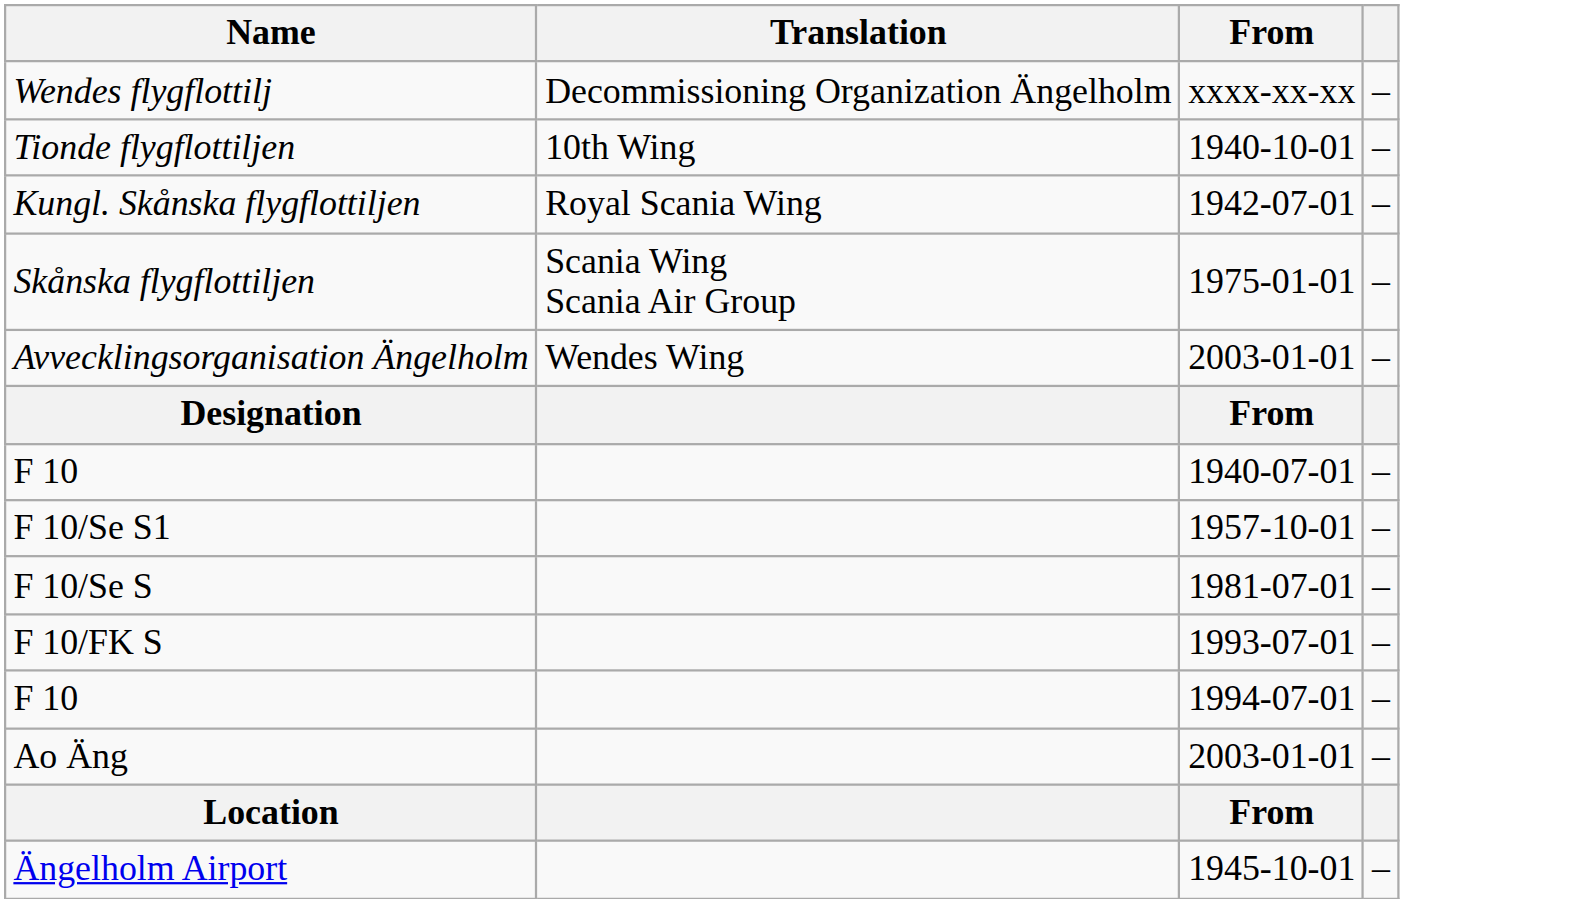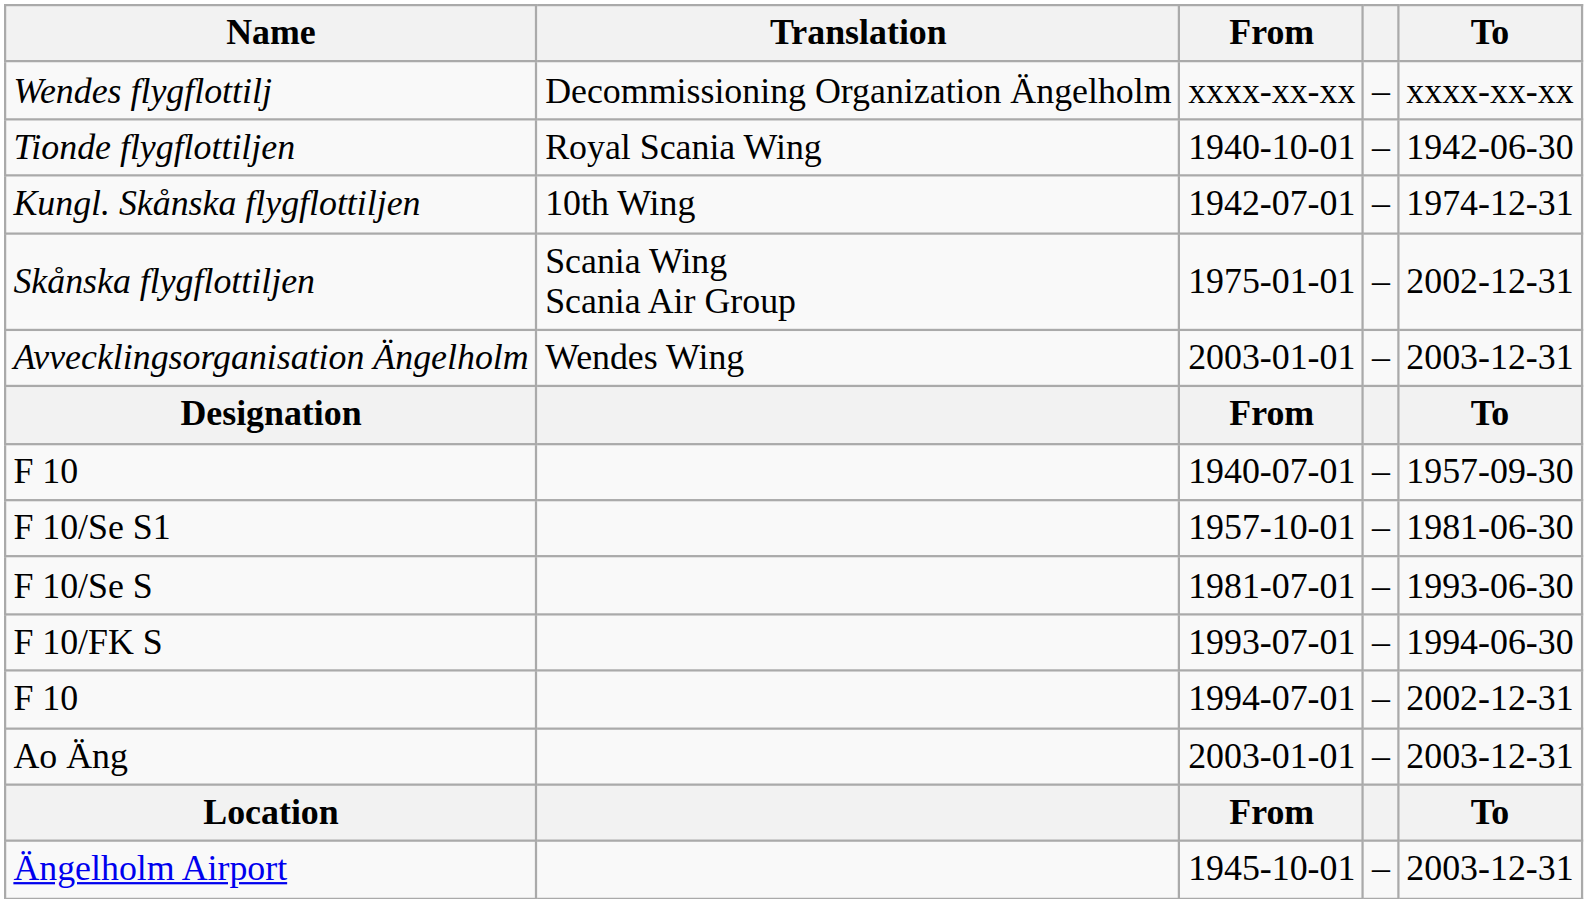+ column: (1490, 32)
(620, 146) 10th Wing -> (683, 146) Royal Scania Wing
(683, 203) Royal Scania Wing -> (620, 203) 10th Wing
